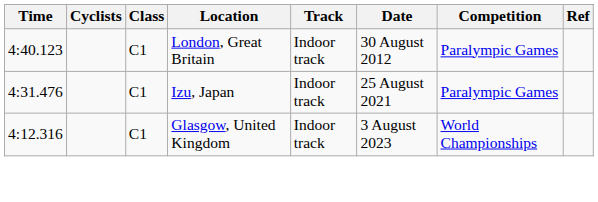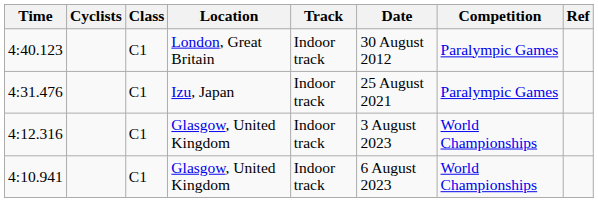+ row: (35, 176)
